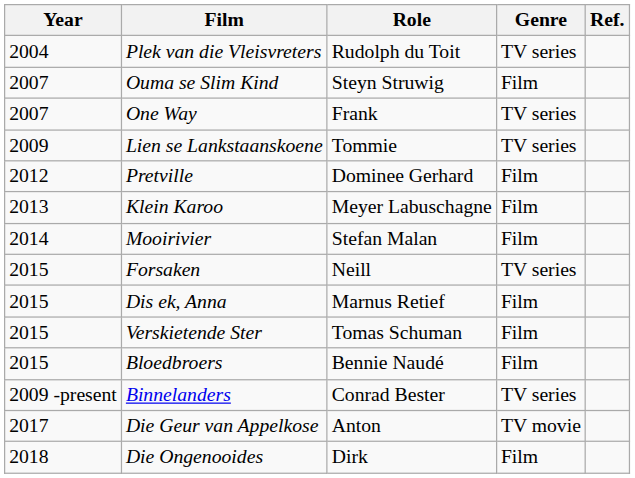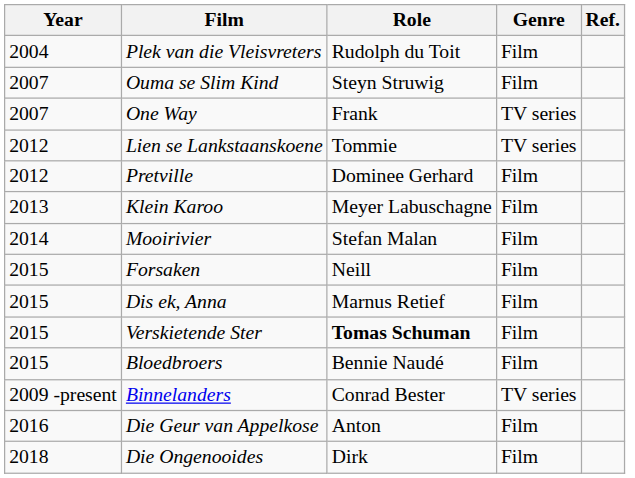(539, 51) TV series -> (520, 51) Film
(29, 144) 2009 -> (29, 144) 2012
(539, 269) TV series -> (520, 269) Film
(397, 332) normal -> (401, 332) bold
(29, 425) 2017 -> (29, 425) 2016
(541, 425) TV movie -> (520, 425) Film
